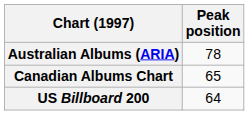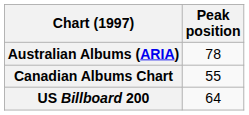(213, 76) 65 -> (213, 76) 55
